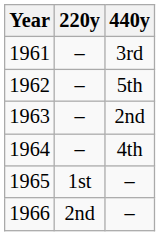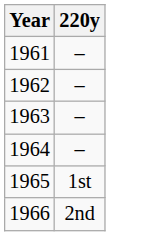- column: (130, 20)
